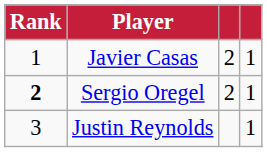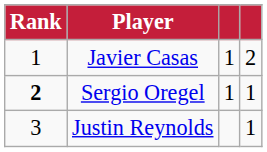(229, 57) 2 -> (229, 57) 1
(251, 57) 1 -> (251, 57) 2
(229, 92) 2 -> (229, 92) 1
